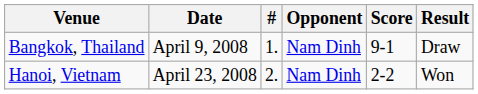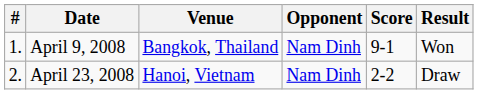columns swapped: (272, 18) <-> (77, 18)
(441, 46) Draw -> (437, 46) Won
(437, 74) Won -> (441, 74) Draw
